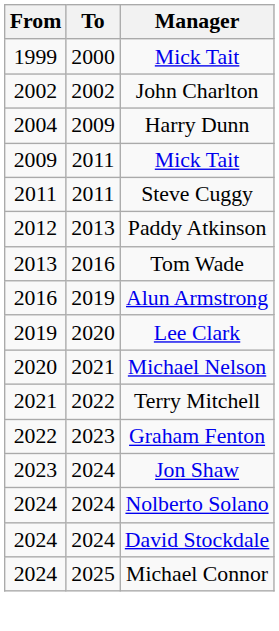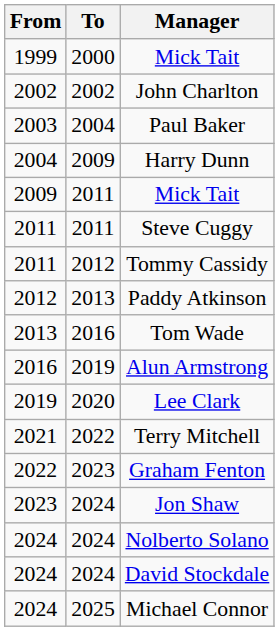+ row: (35, 125)
+ row: (35, 263)
- row: (35, 366)
